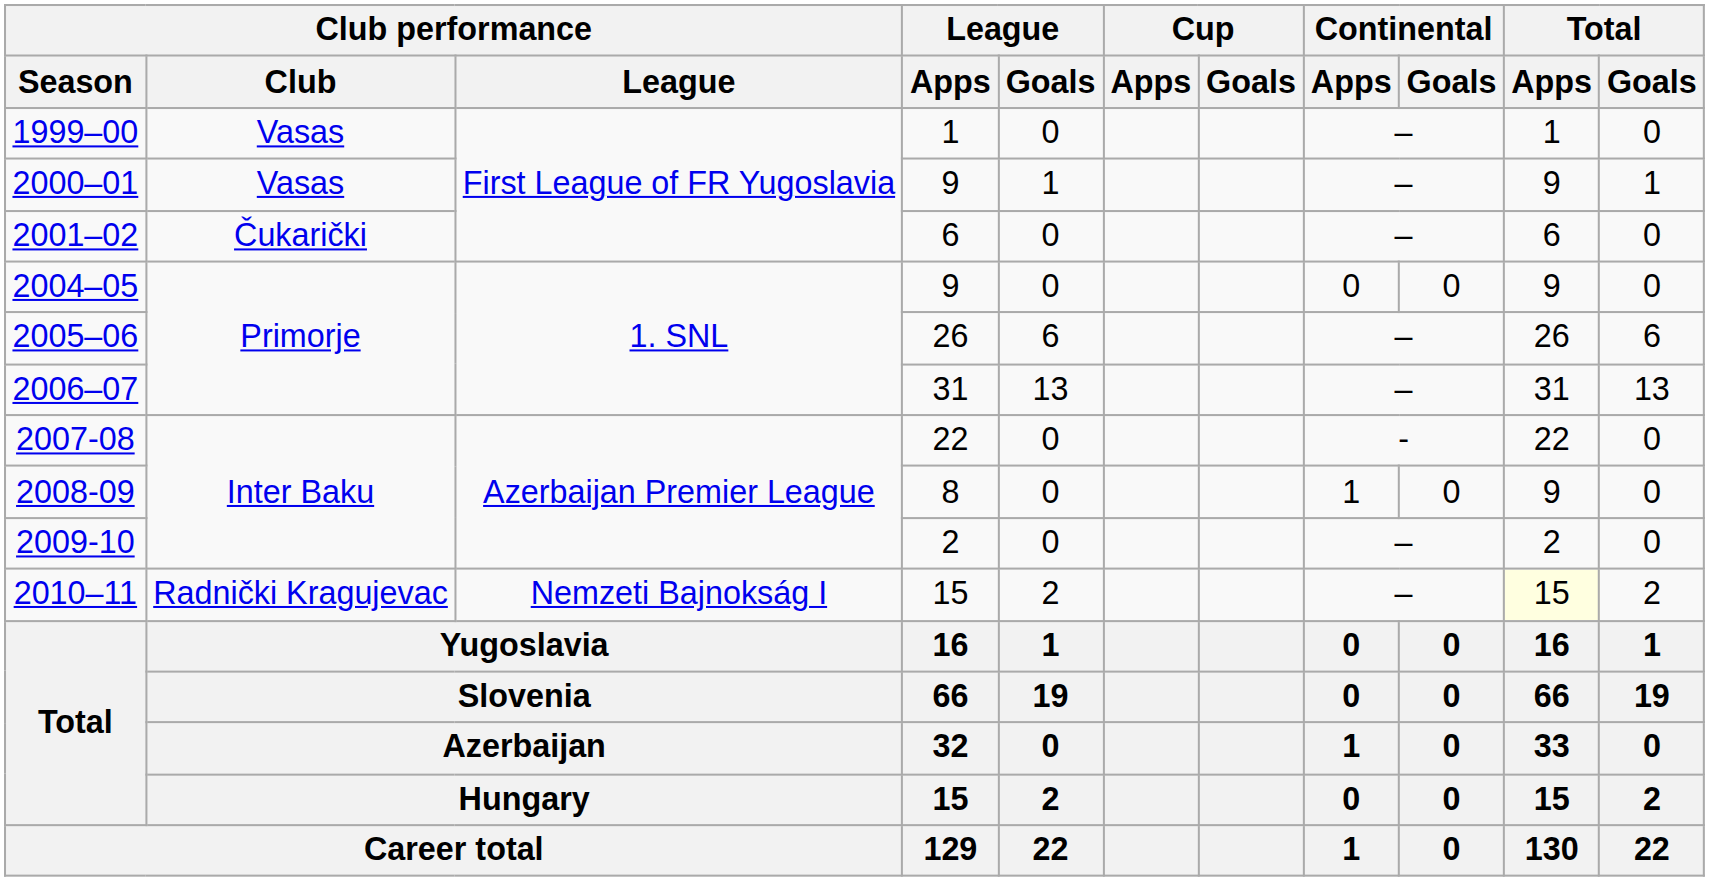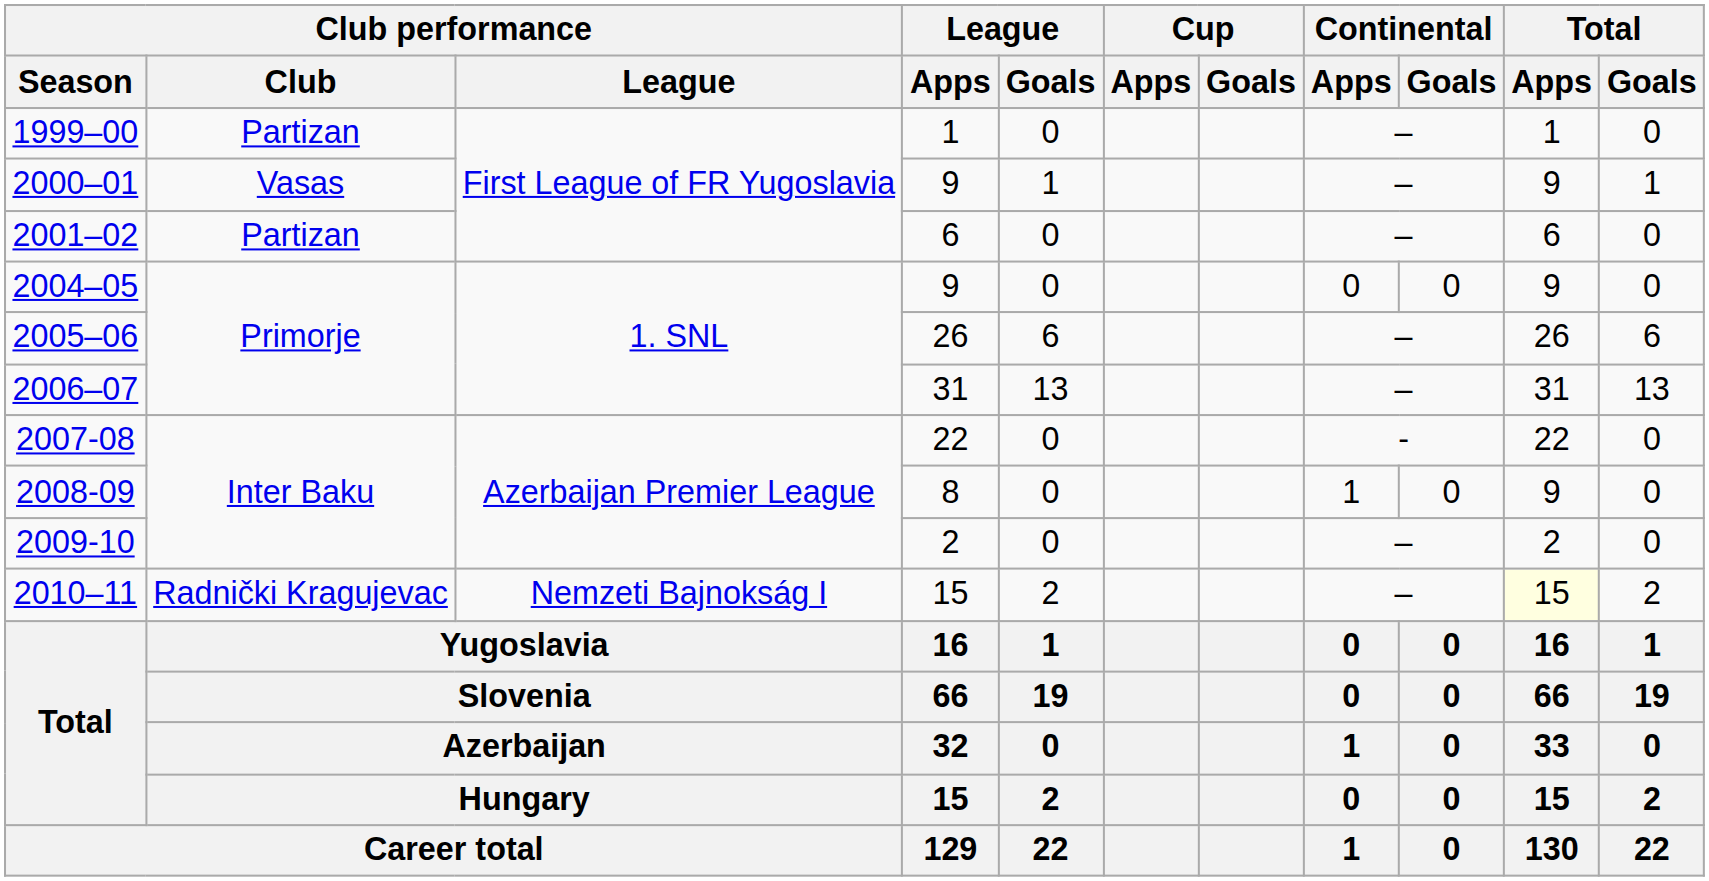(300, 132) Vasas -> (301, 132) Partizan
(301, 235) Čukarički -> (301, 235) Partizan
